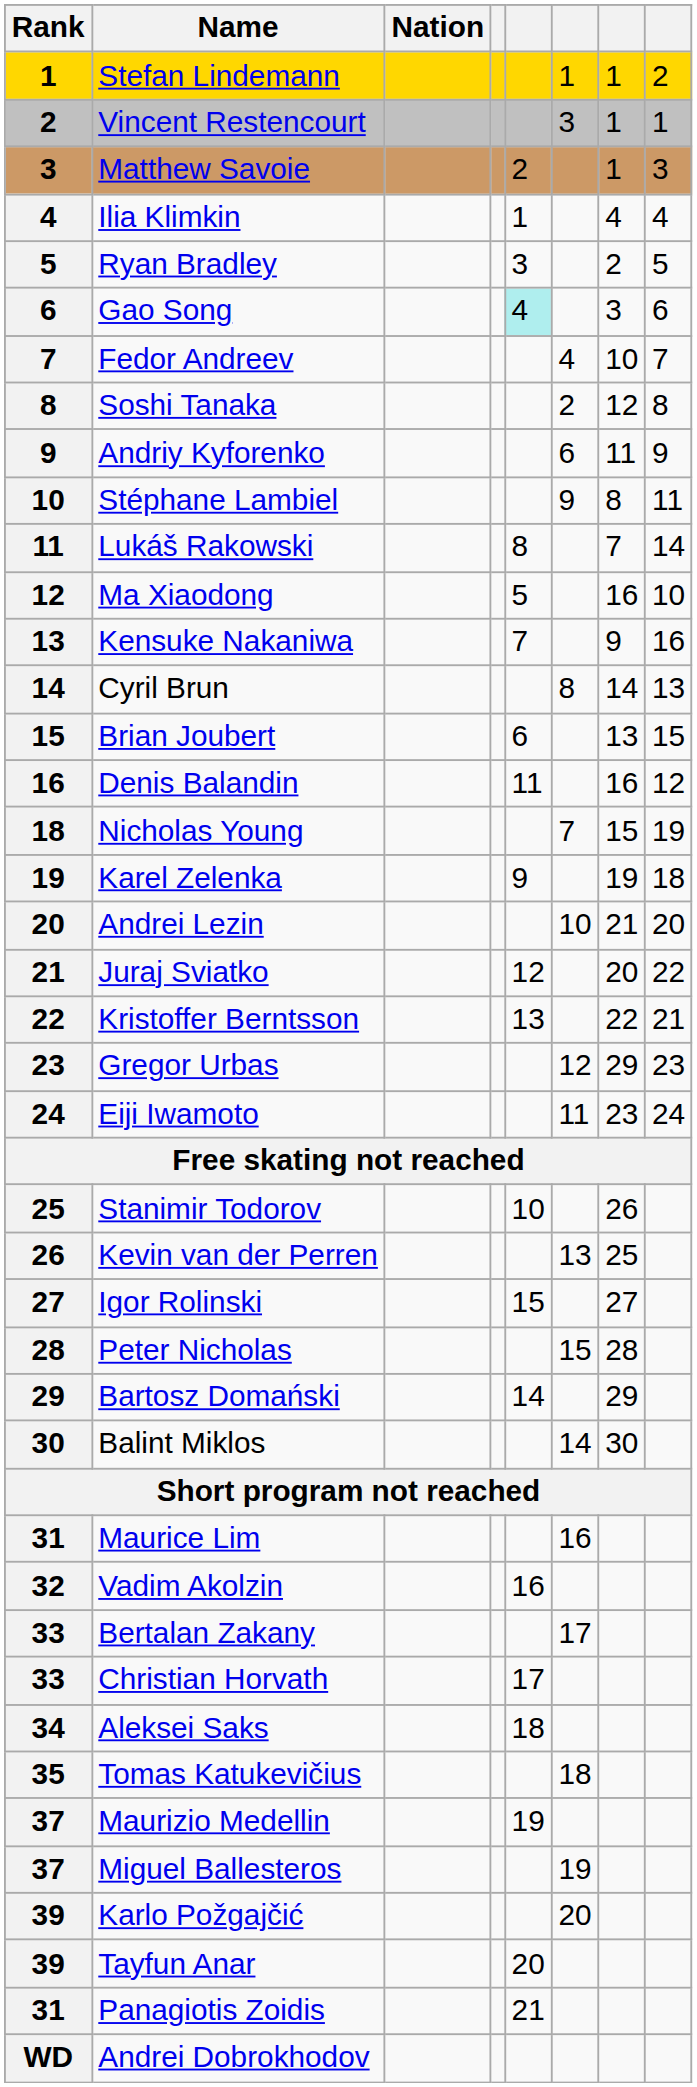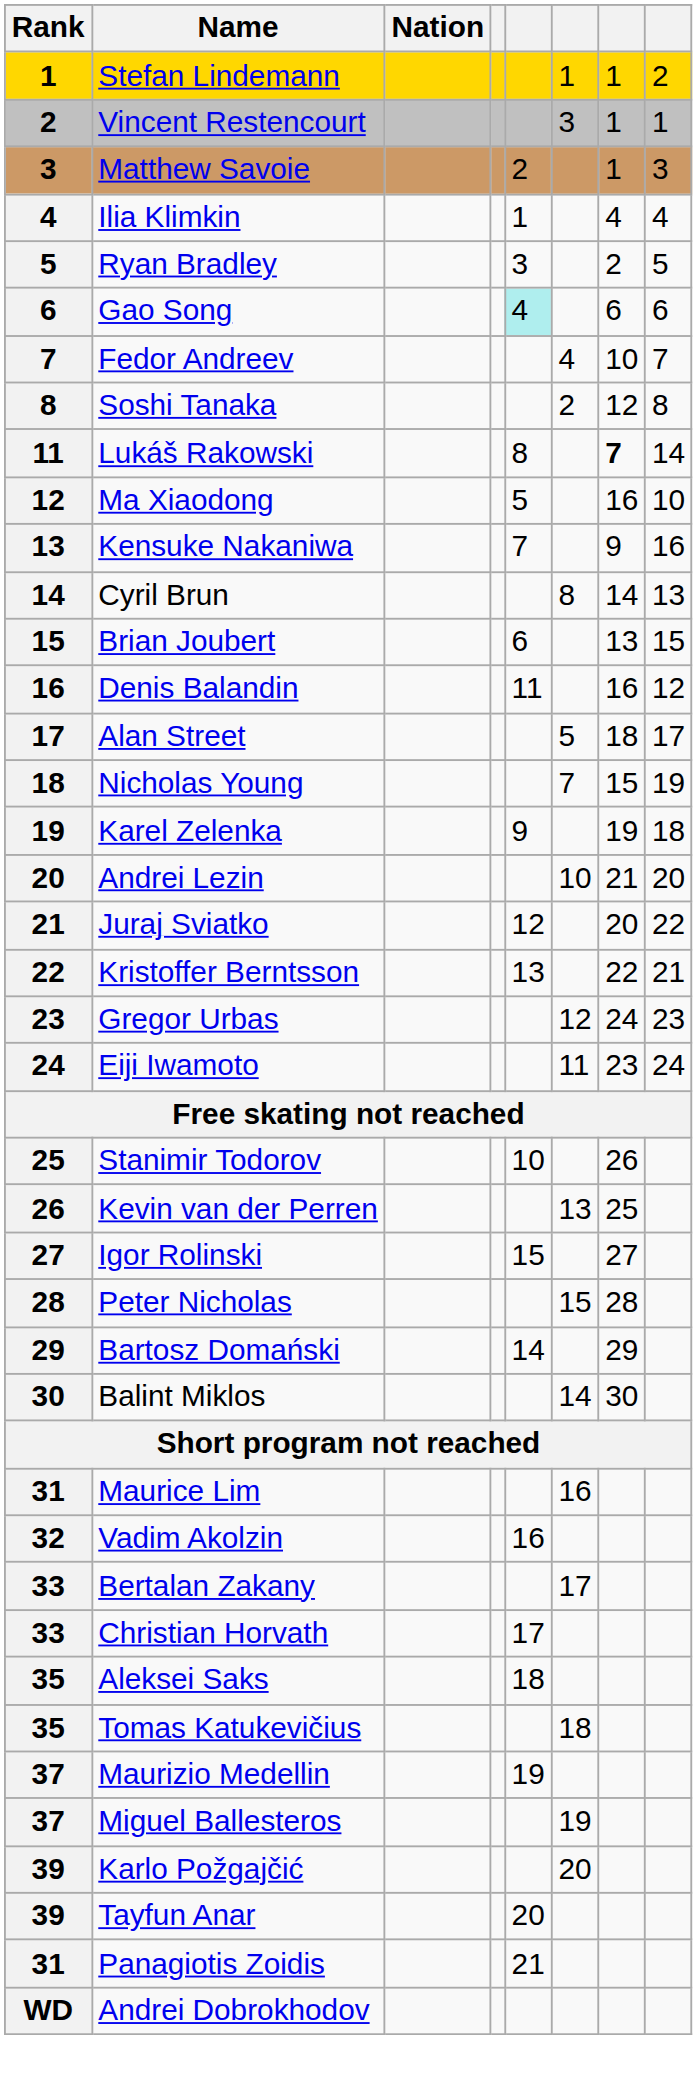(614, 311) 3 -> (614, 311) 6
- row: (212, 452)
- row: (218, 500)
(614, 547) normal -> (614, 452) bold
+ row: (172, 736)
(622, 1066) 29 -> (622, 1019) 24
(48, 1727) 34 -> (48, 1680) 35
